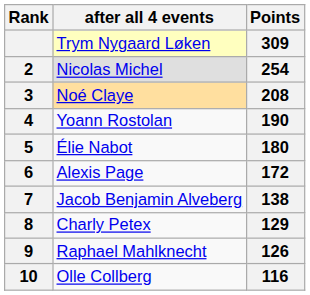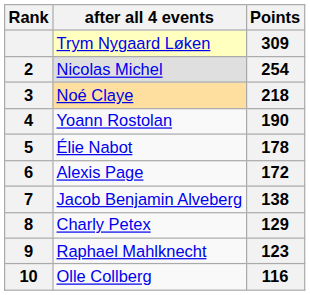(275, 95) 208 -> (275, 95) 218
(275, 147) 180 -> (275, 147) 178
(275, 251) 126 -> (275, 251) 123
